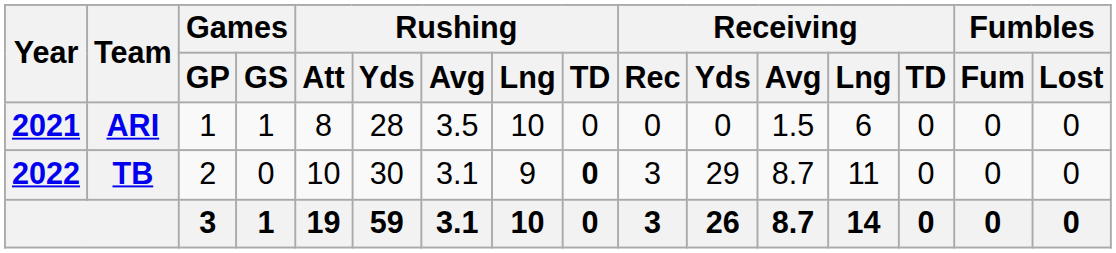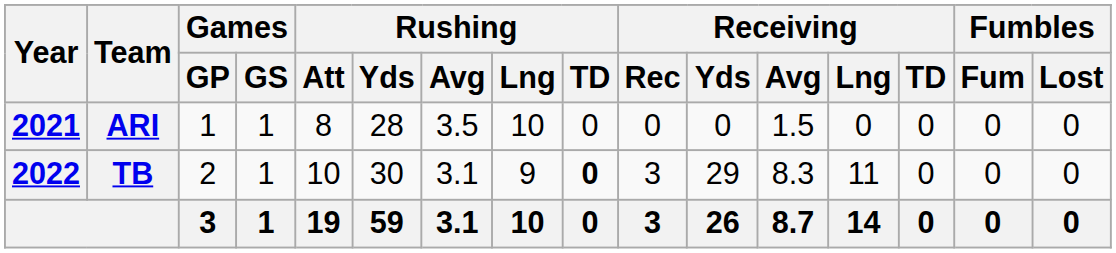(863, 125) 6 -> (863, 125) 0
(266, 174) 0 -> (266, 174) 1
(793, 174) 8.7 -> (793, 174) 8.3
